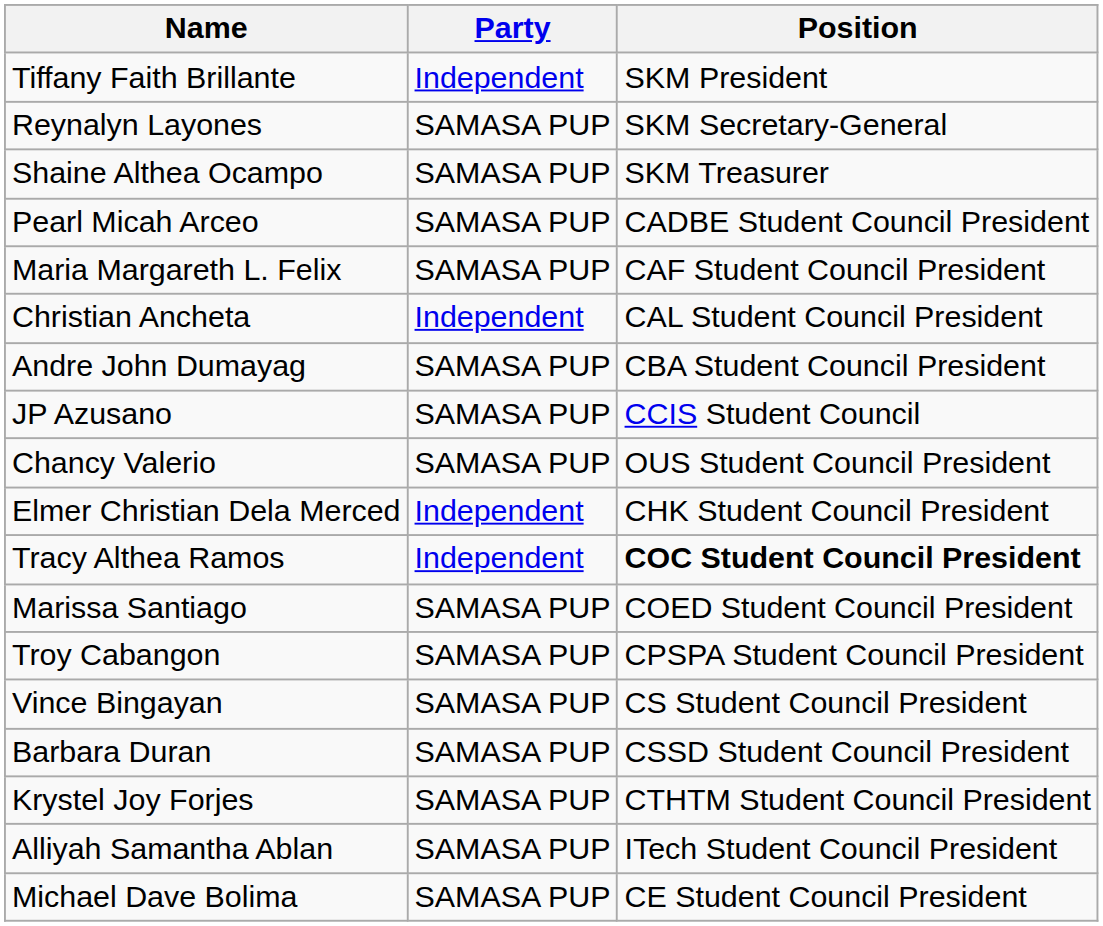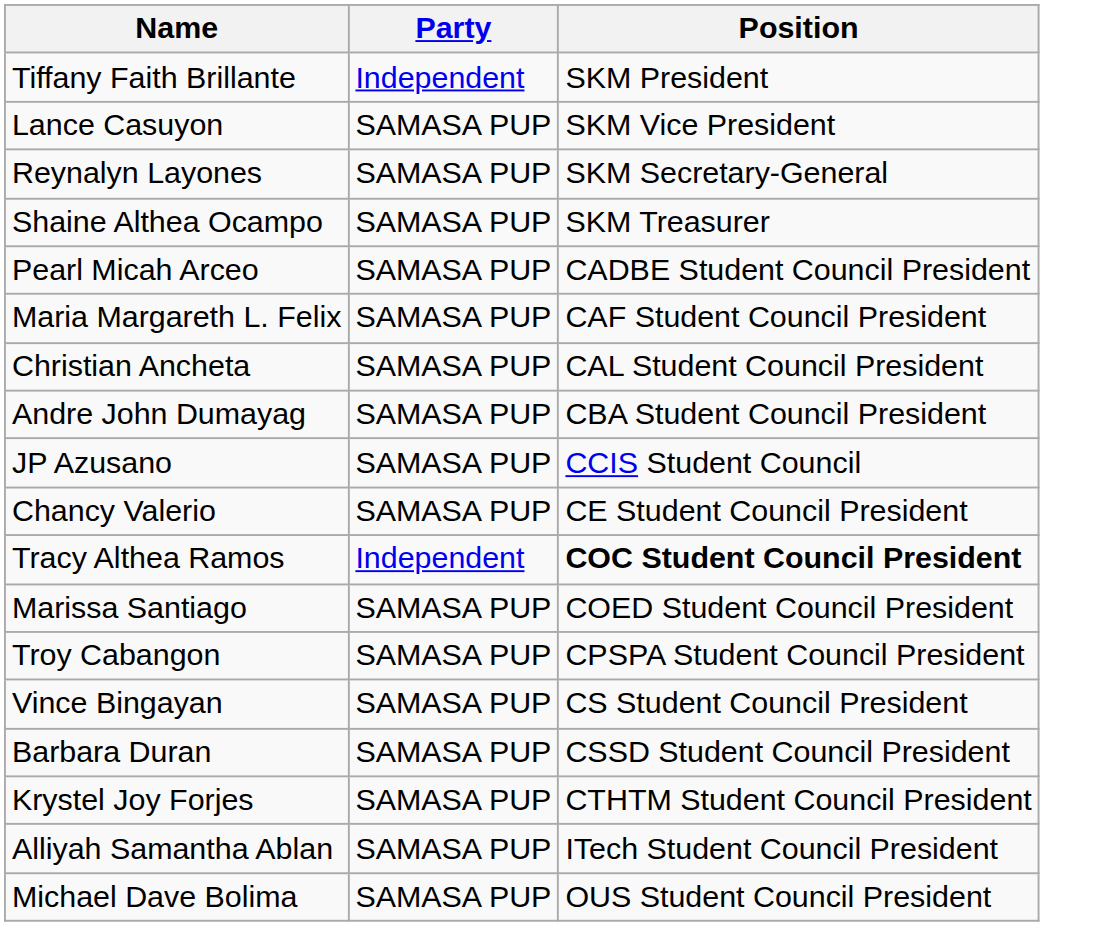+ row: (118, 125)
(499, 317) Independent -> (453, 366) SAMASA PUP
(837, 462) OUS Student Council President -> (767, 510) CE Student Council President
- row: (206, 510)
(826, 896) CE Student Council President -> (778, 896) OUS Student Council President
